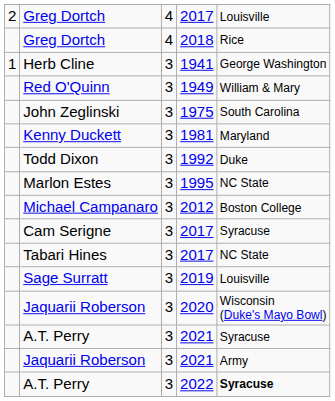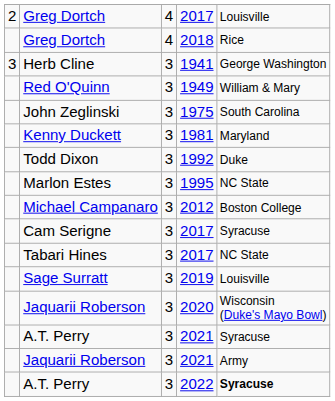(12, 64) 1 -> (12, 64) 3
